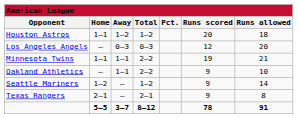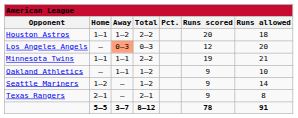(146, 35) 1–2 -> (146, 35) 2–2
(122, 47) no background -> (122, 47) lightsalmon background
(146, 72) 2–2 -> (146, 72) 1–2
